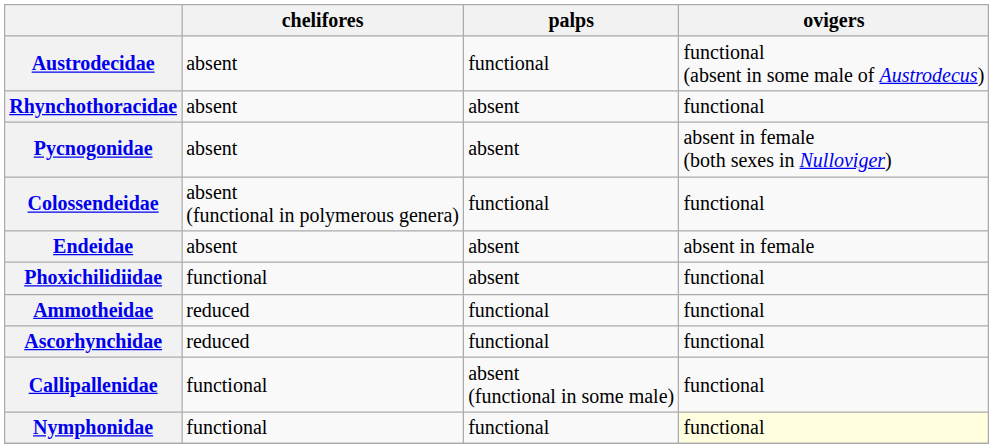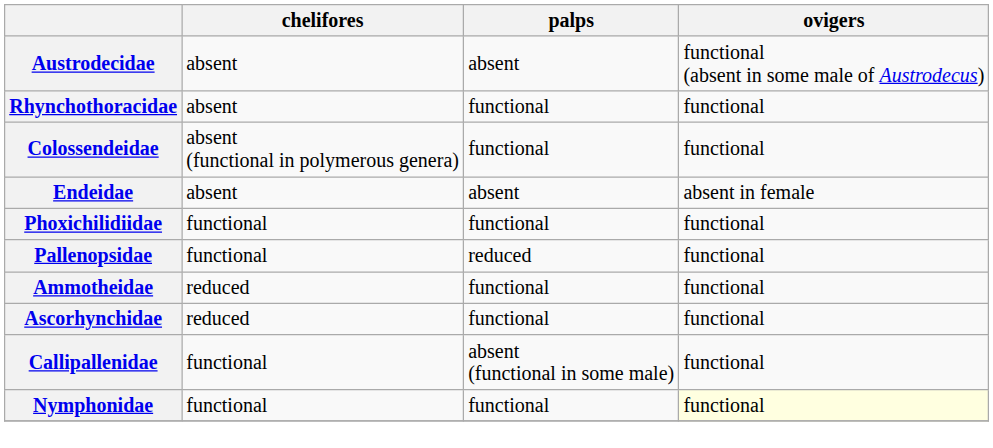(509, 63) functional -> (494, 63) absent
(494, 106) absent -> (509, 106) functional
- row: (93, 149)
(494, 278) absent -> (509, 223) functional
+ row: (93, 255)
